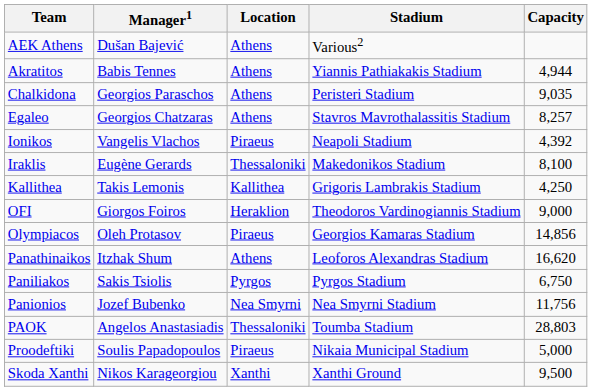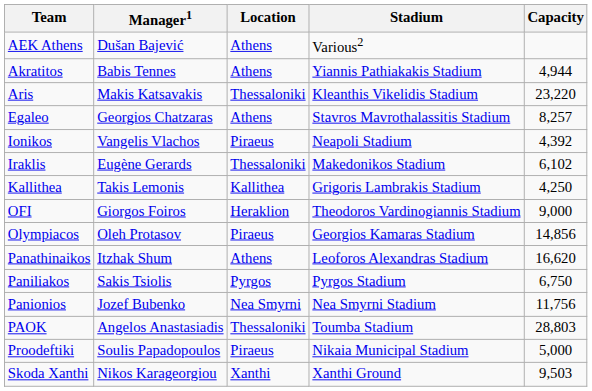+ row: (21, 94)
- row: (42, 94)
(556, 164) 8,100 -> (556, 164) 6,102
(556, 374) 9,500 -> (556, 374) 9,503
